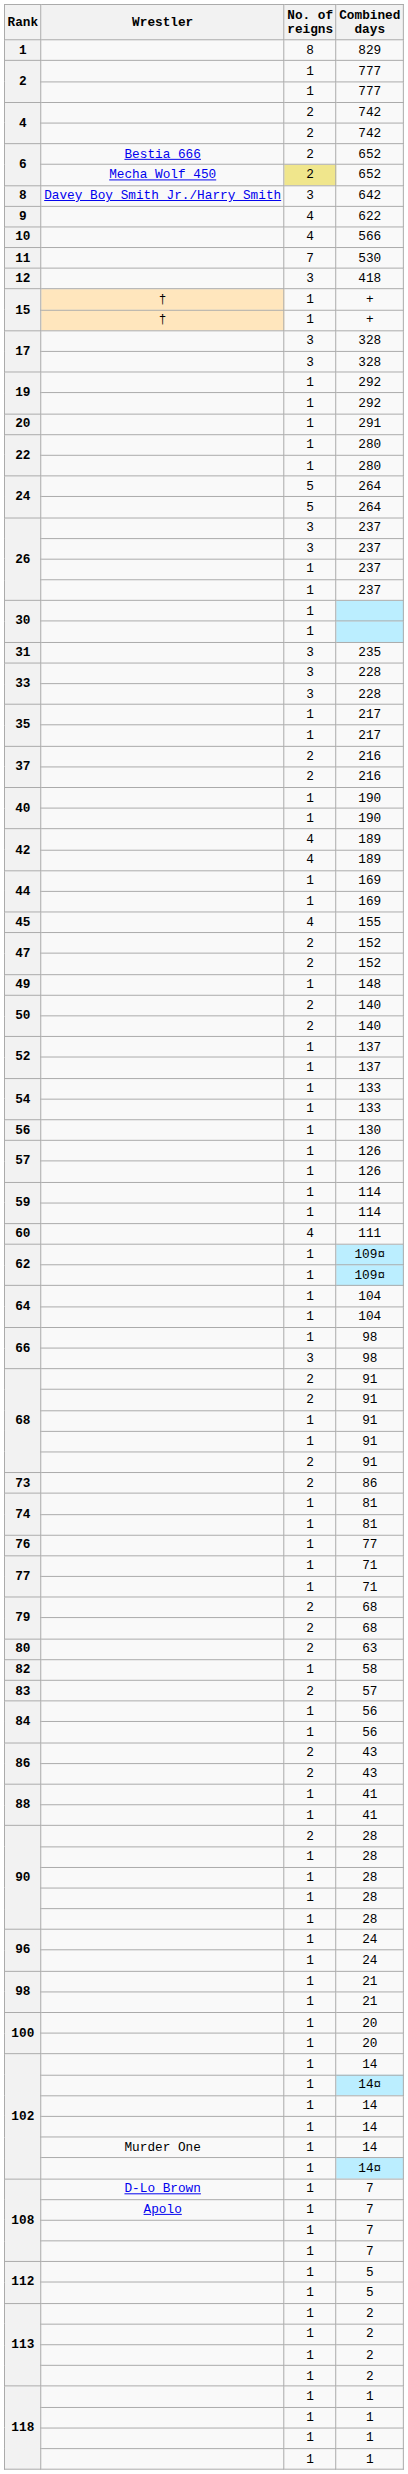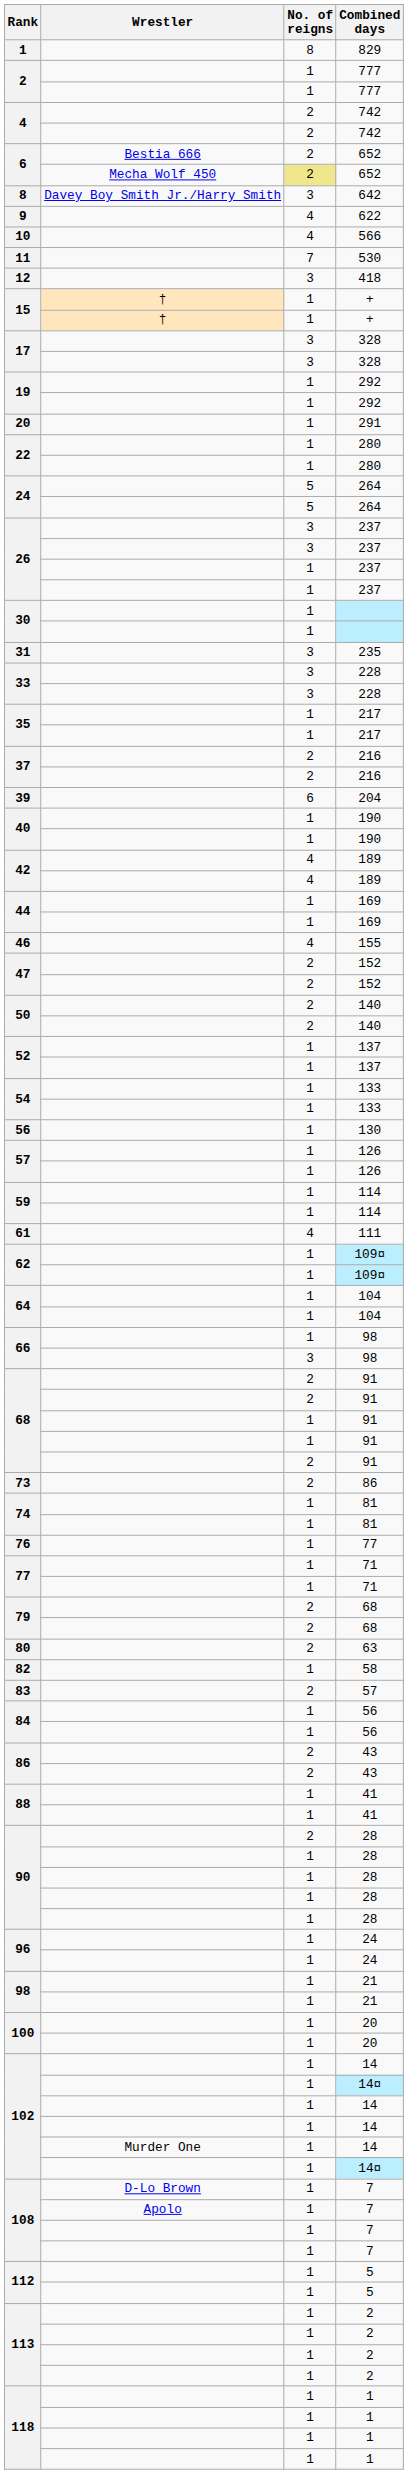+ row: (163, 798)
(23, 922) 45 -> (23, 943) 46
- row: (163, 985)
(23, 1234) 60 -> (23, 1234) 61
